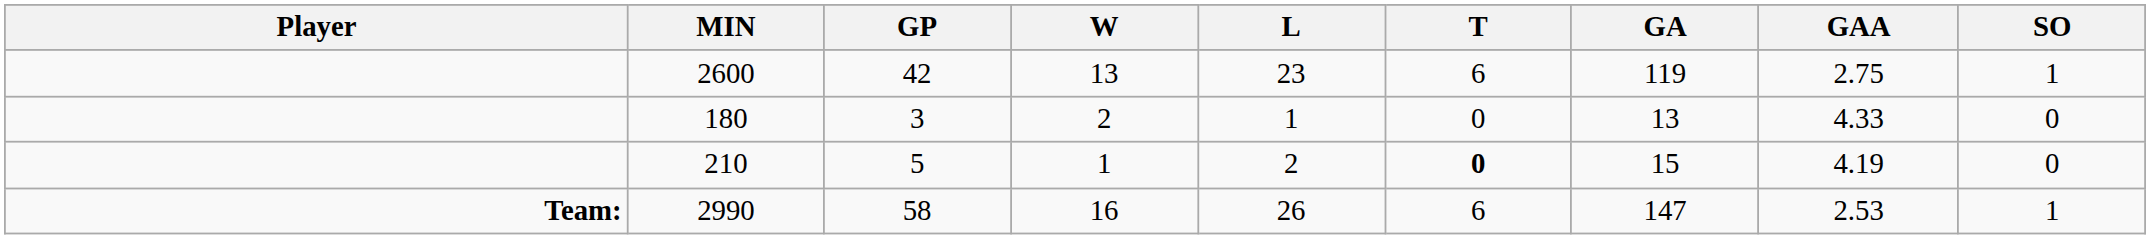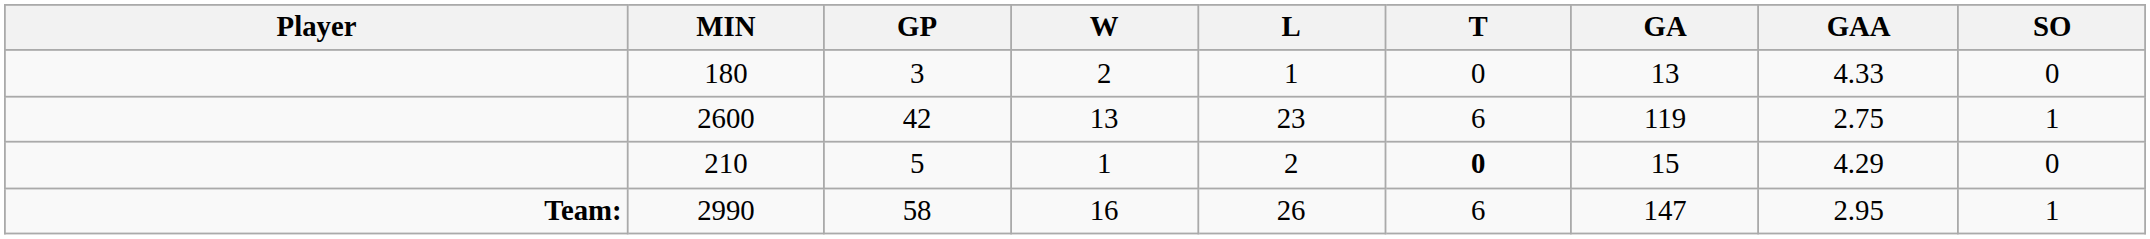rows swapped: (726, 73) <-> (726, 118)
(1859, 164) 4.19 -> (1859, 164) 4.29
(1859, 210) 2.53 -> (1859, 210) 2.95
